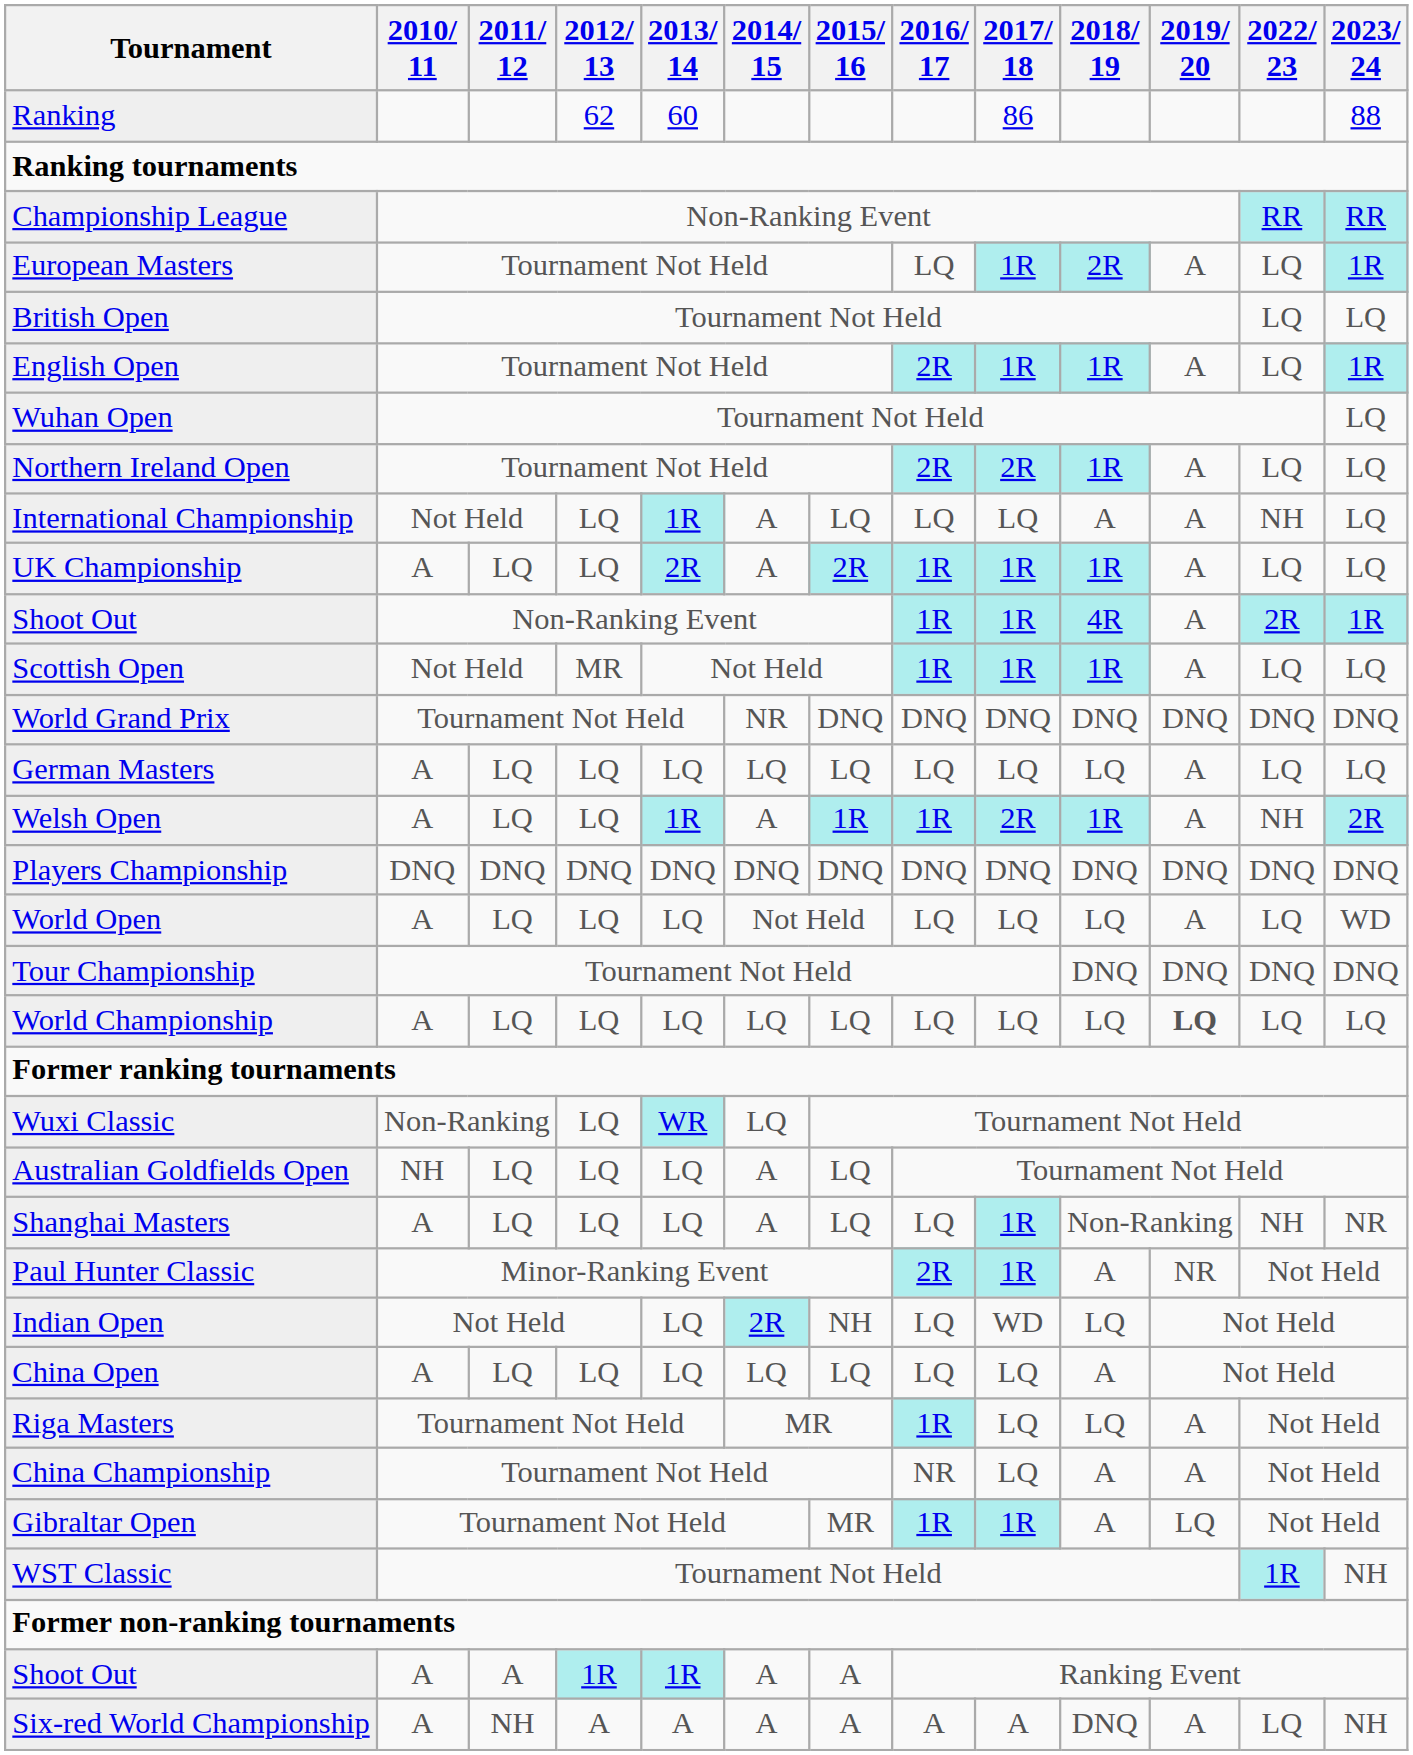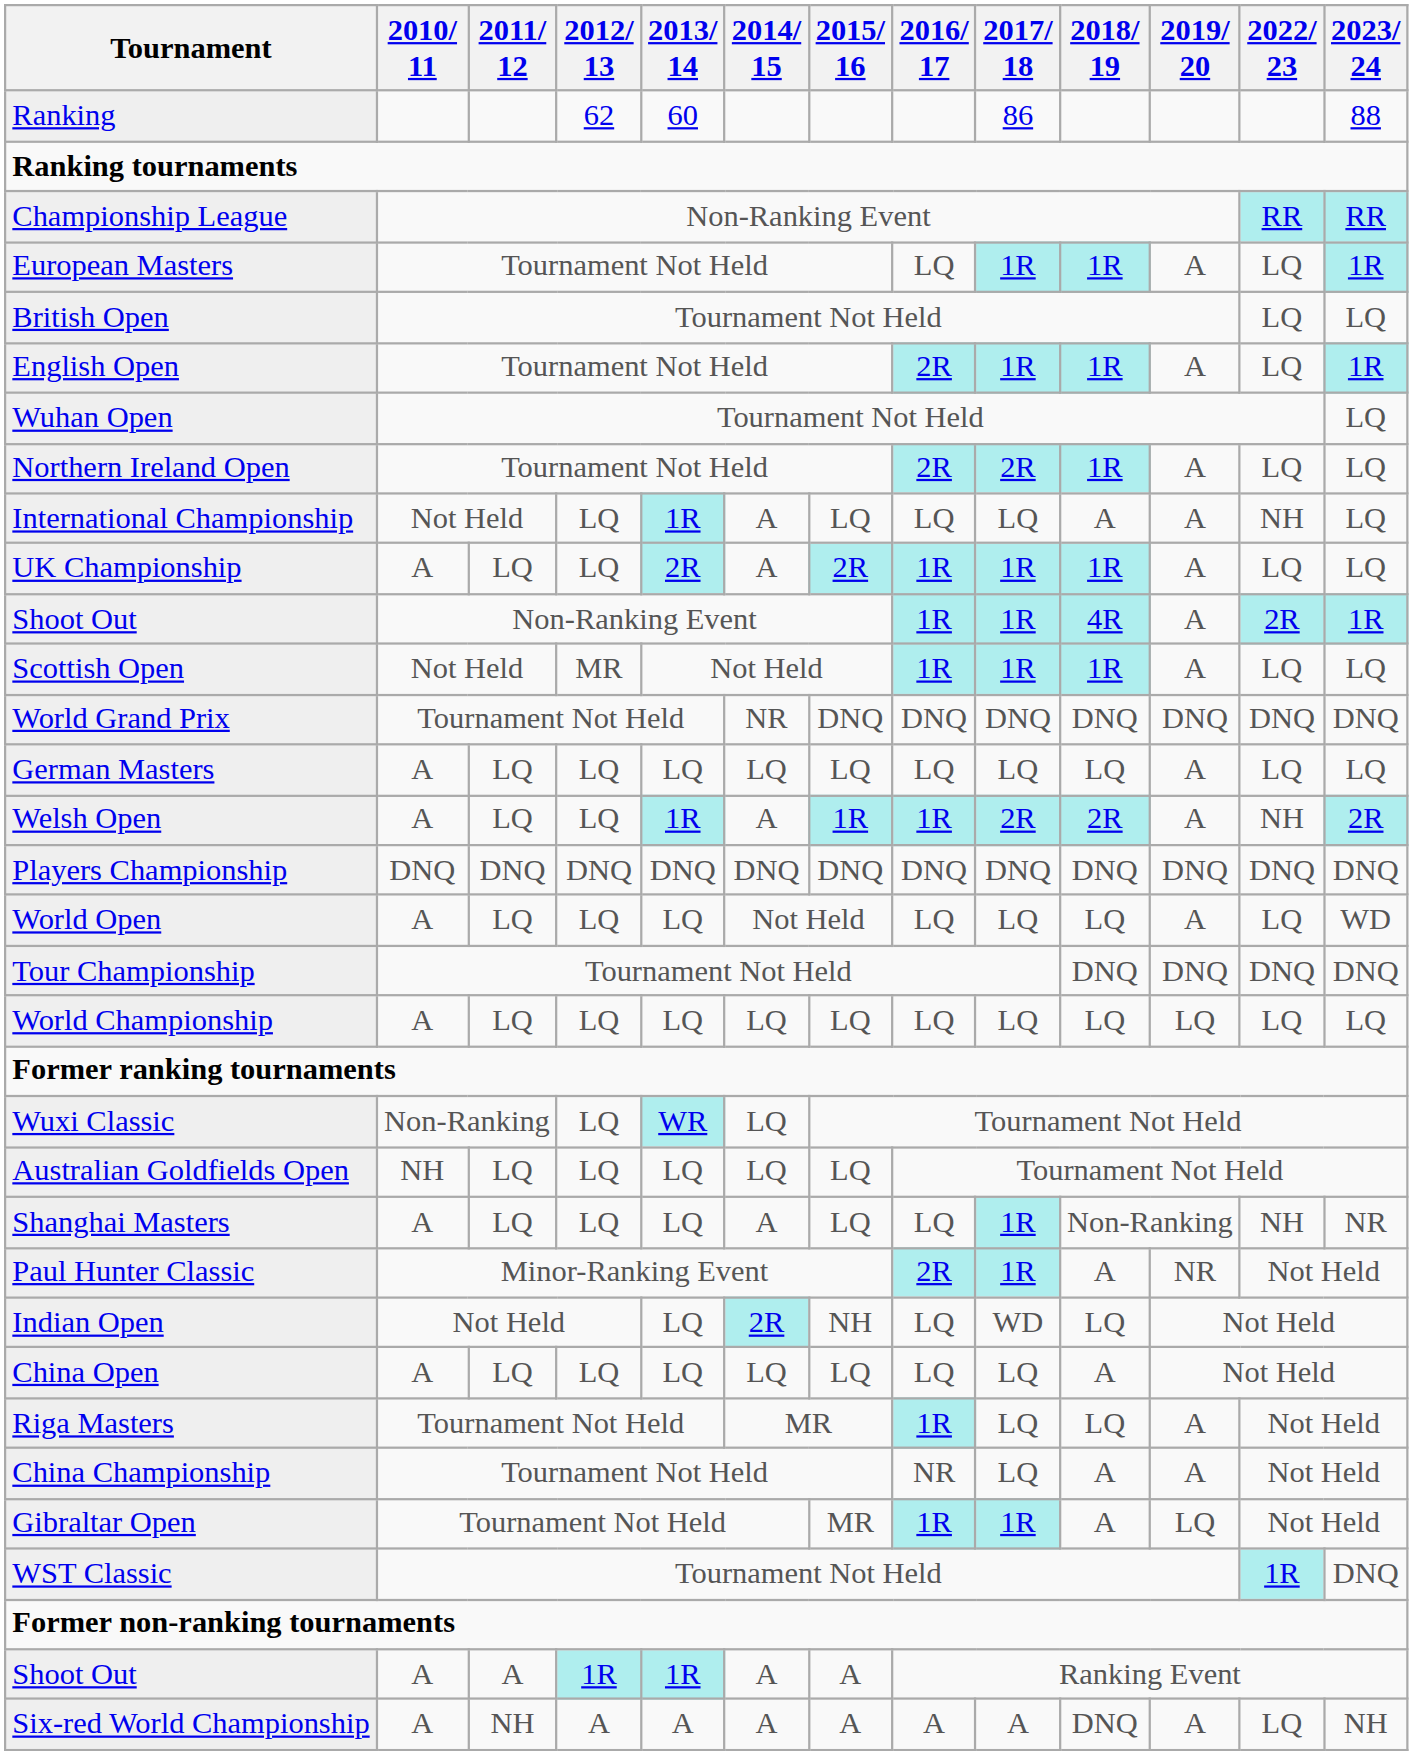(1105, 266) 2R -> (1105, 266) 1R
(1105, 818) 1R -> (1105, 818) 2R
(1195, 1020) bold -> (1195, 1020) normal
(767, 1170) A -> (767, 1170) LQ
(1366, 1572) NH -> (1366, 1572) DNQ
